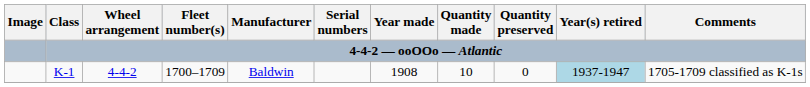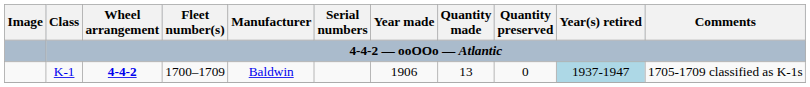(122, 72) normal -> (122, 72) bold
(404, 72) 1908 -> (404, 72) 1906
(466, 72) 10 -> (466, 72) 13
